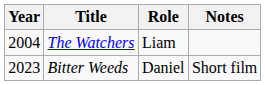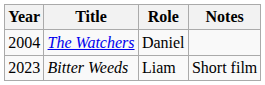(159, 42) Liam -> (163, 42) Daniel
(163, 67) Daniel -> (159, 67) Liam
